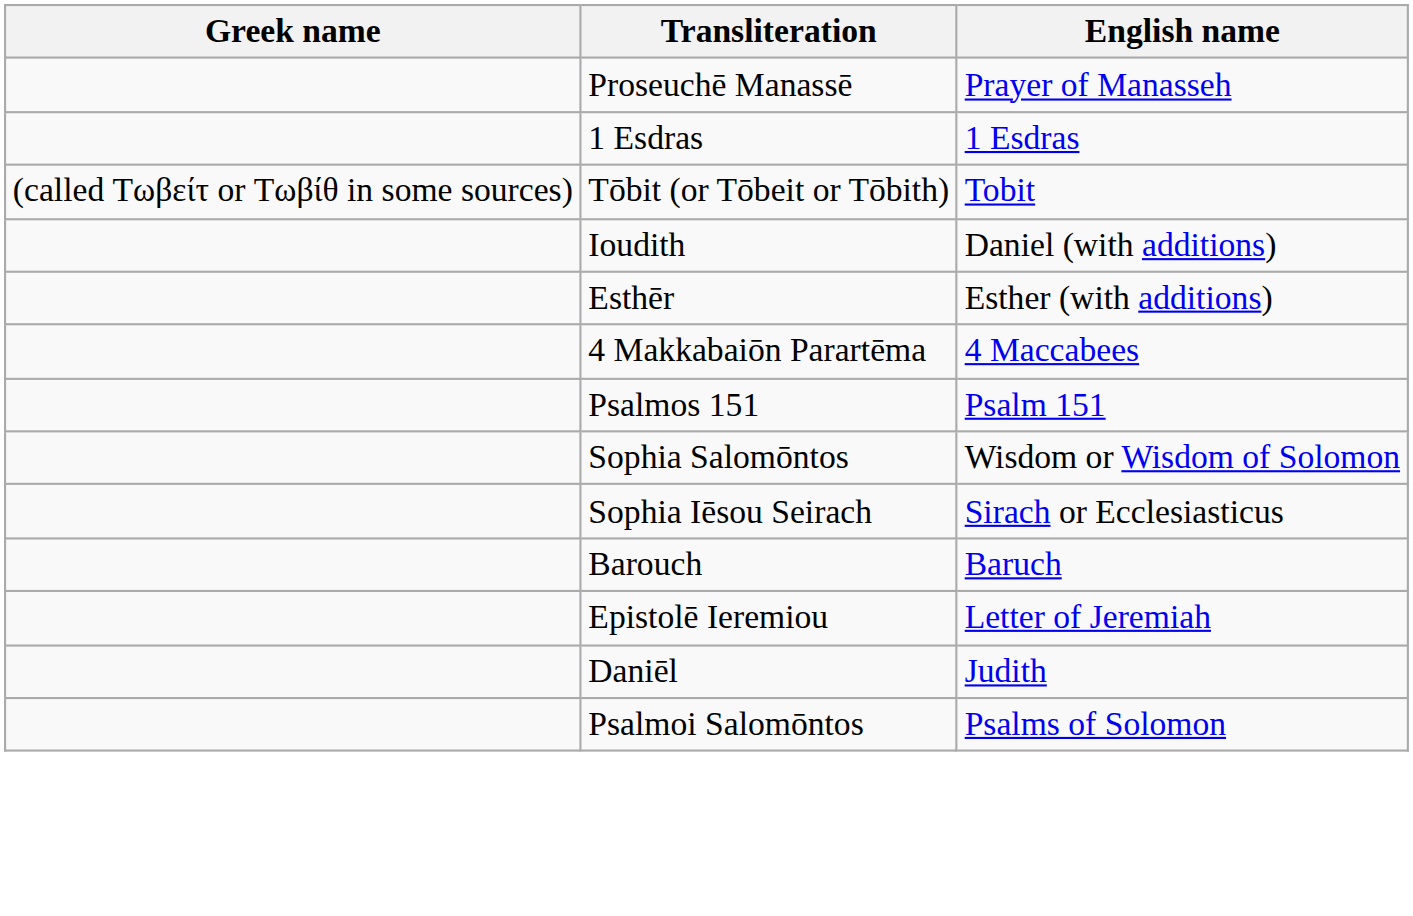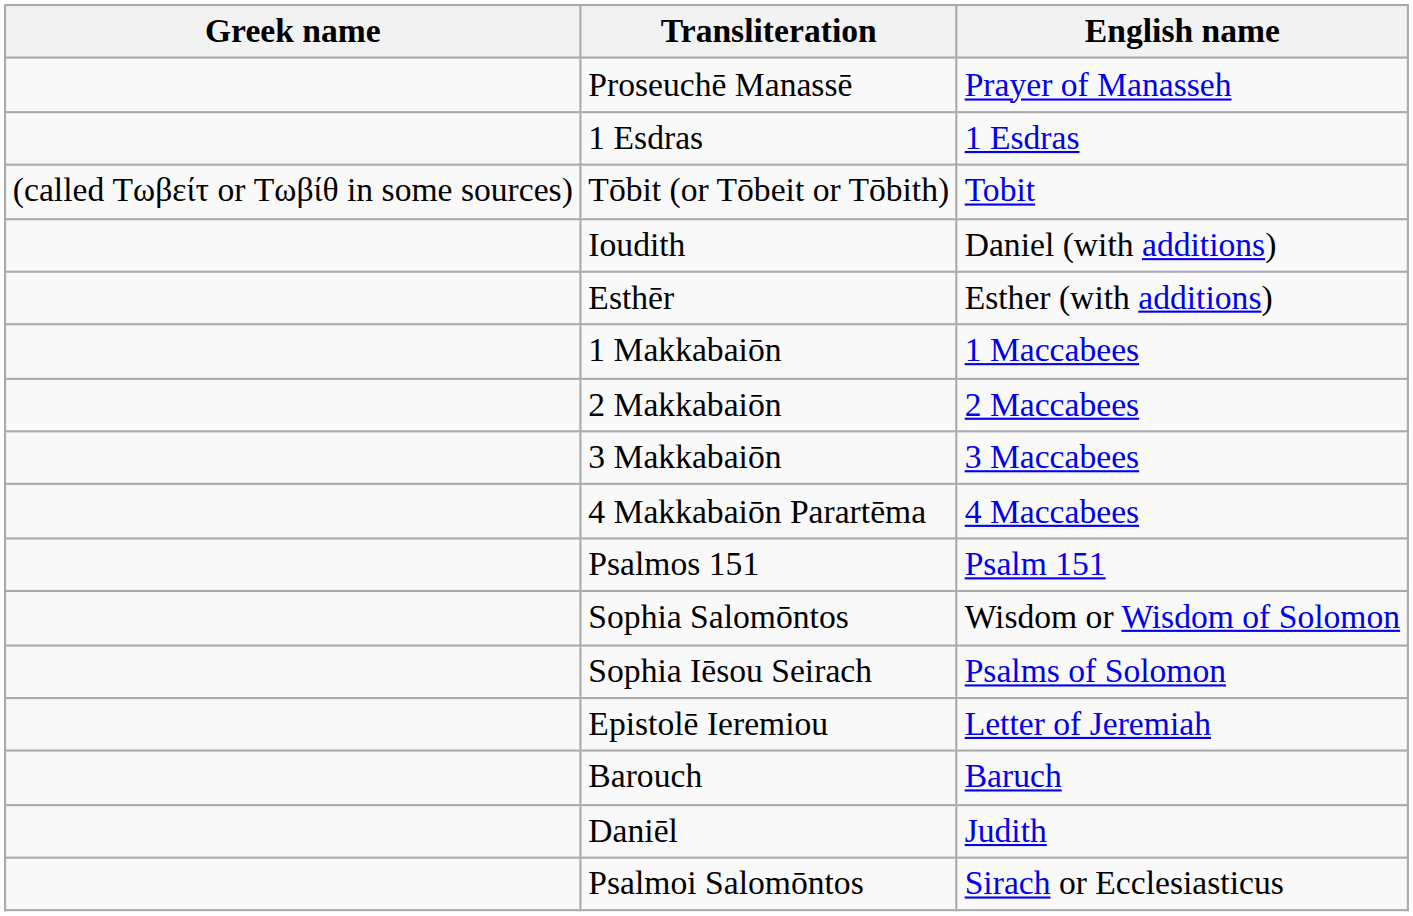+ row: (685, 350)
+ row: (685, 404)
+ row: (685, 457)
(1124, 510) Sirach or Ecclesiasticus -> (1095, 670) Psalms of Solomon
rows swapped: (645, 564) <-> (708, 617)
(1095, 723) Psalms of Solomon -> (1124, 883) Sirach or Ecclesiasticus
